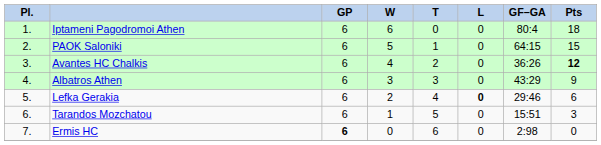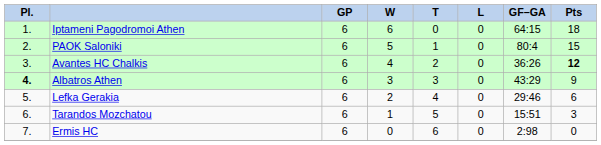(527, 30) 80:4 -> (527, 30) 64:15
(527, 47) 64:15 -> (527, 47) 80:4
(27, 81) normal -> (27, 81) bold
(481, 98) bold -> (481, 98) normal
(345, 132) bold -> (345, 132) normal
